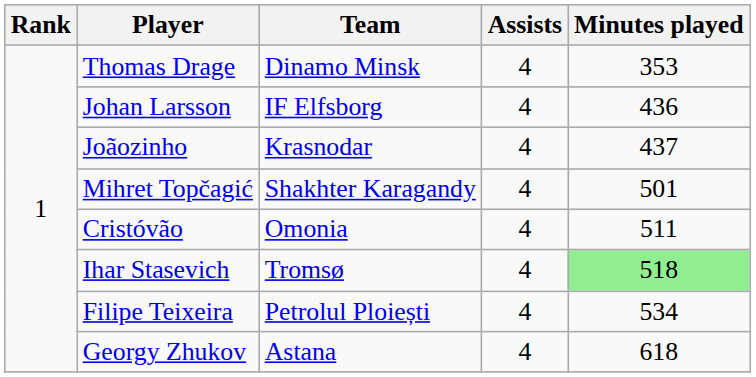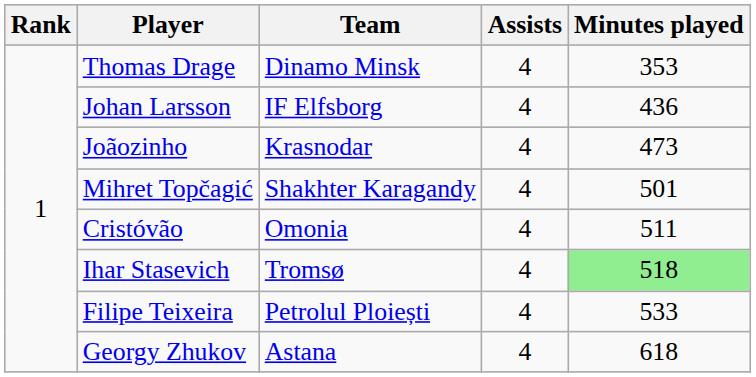(659, 147) 437 -> (659, 147) 473
(659, 310) 534 -> (659, 310) 533
